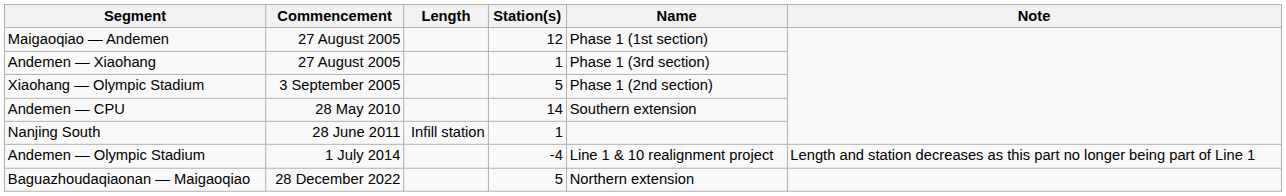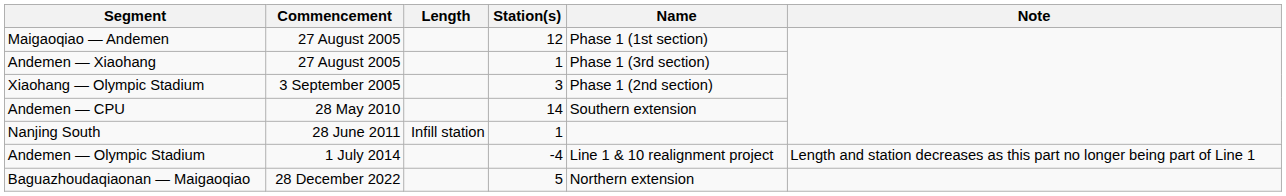(559, 86) 5 -> (559, 86) 3
